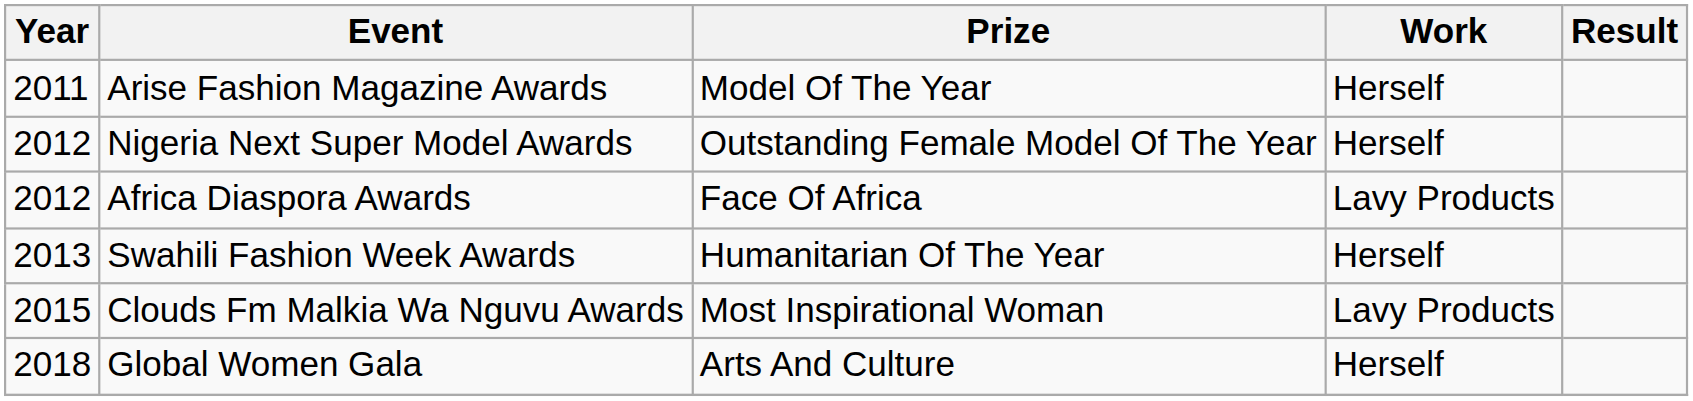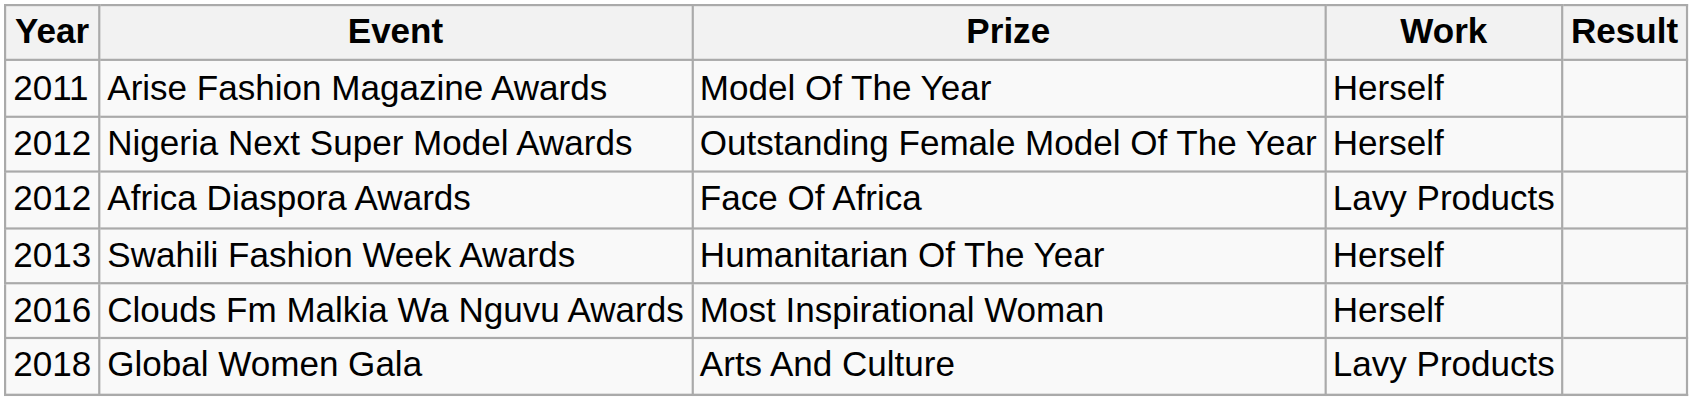(52, 310) 2015 -> (52, 310) 2016
(1444, 310) Lavy Products -> (1388, 310) Herself
(1388, 365) Herself -> (1444, 365) Lavy Products
